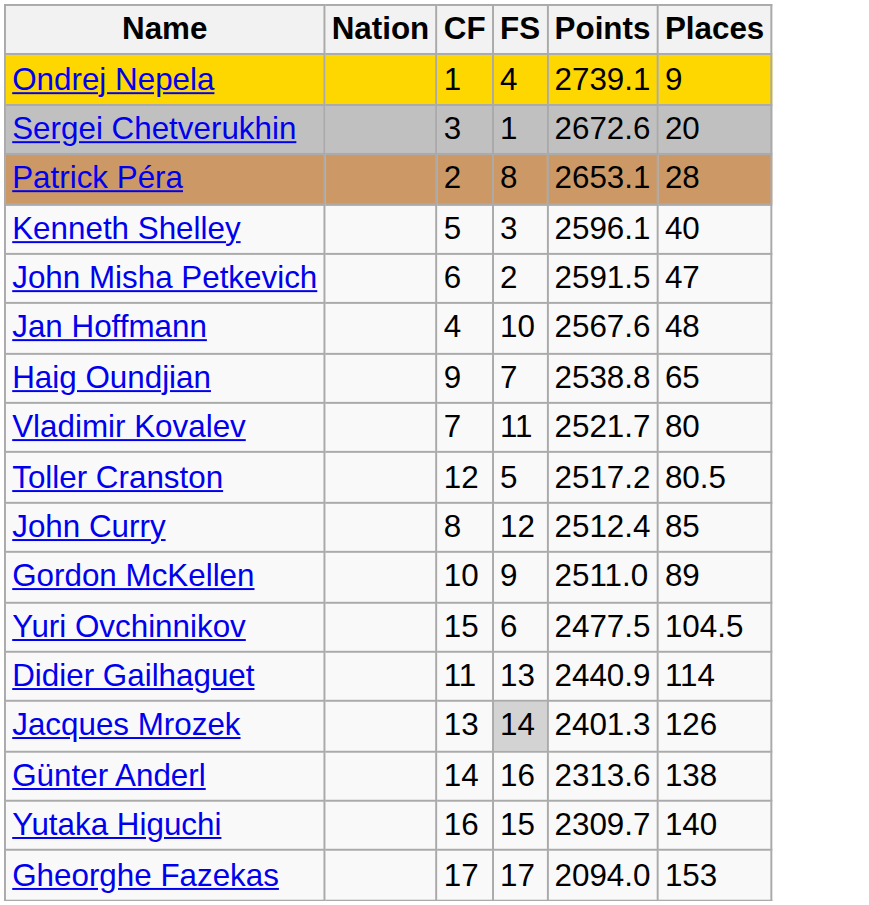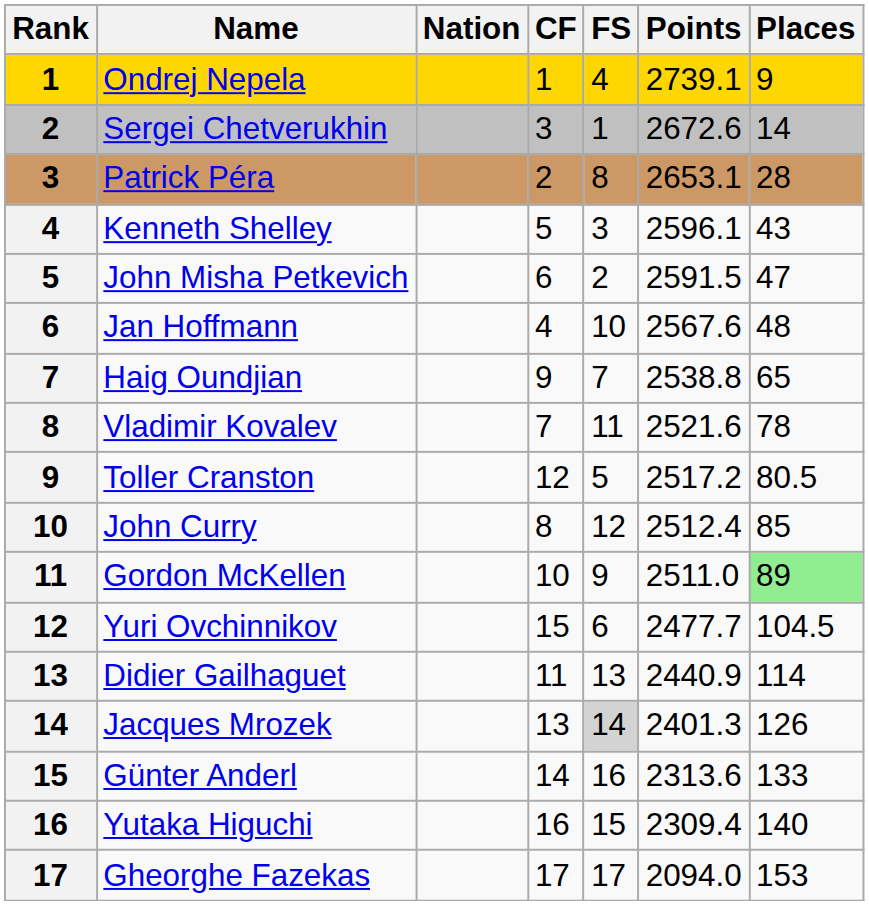+ column: (51, 29)
(682, 128) 20 -> (773, 128) 14
(682, 228) 40 -> (773, 228) 43
(603, 427) 2521.7 -> (694, 427) 2521.6
(682, 427) 80 -> (773, 427) 78
(682, 576) no background -> (773, 576) lightgreen background
(603, 626) 2477.5 -> (694, 626) 2477.7
(691, 775) 138 -> (782, 775) 133
(603, 825) 2309.7 -> (694, 825) 2309.4
